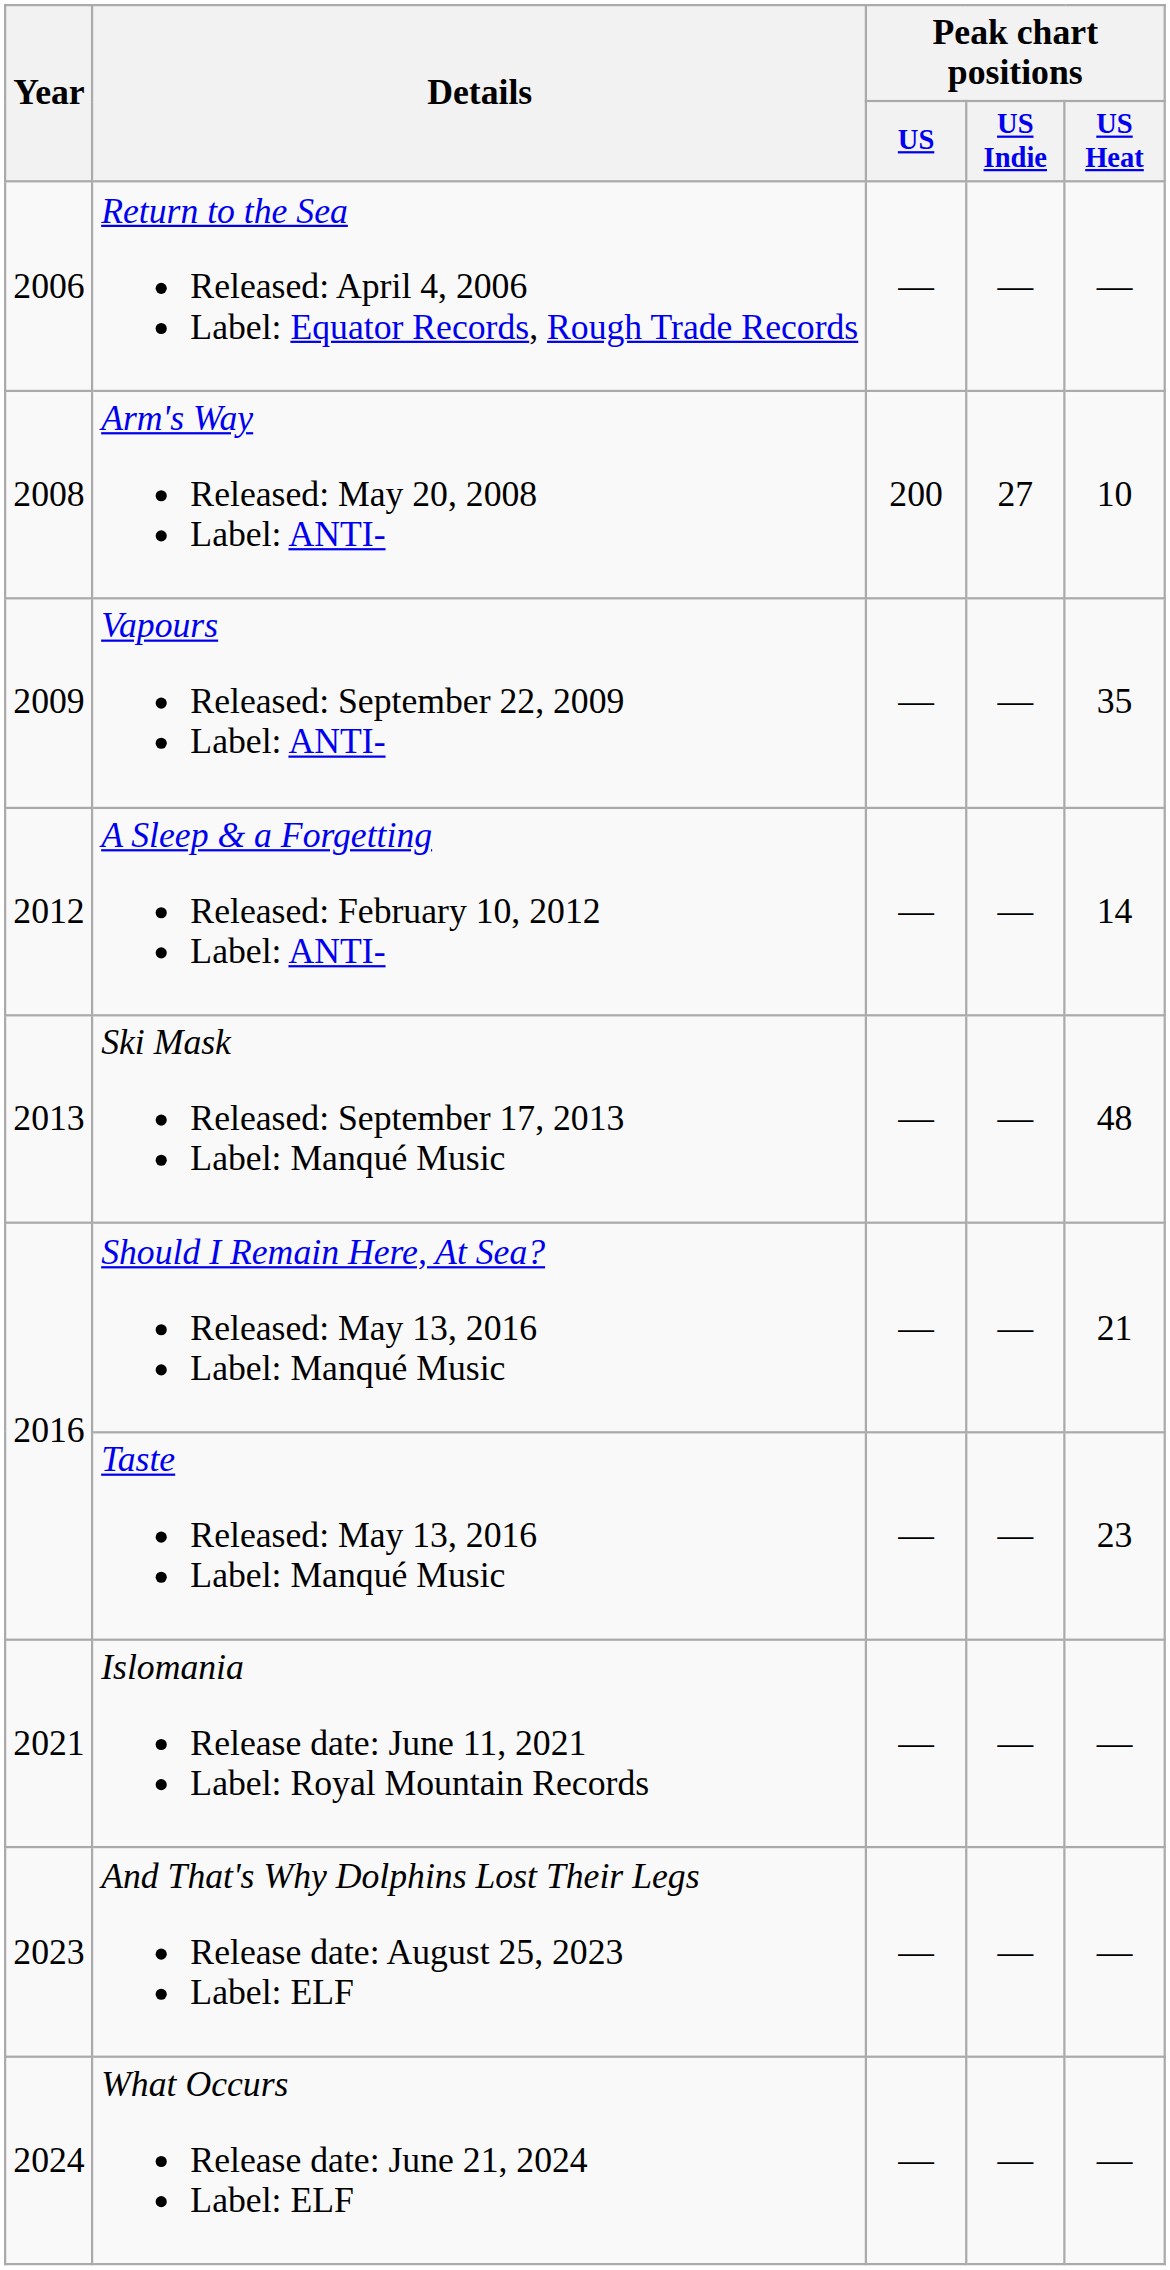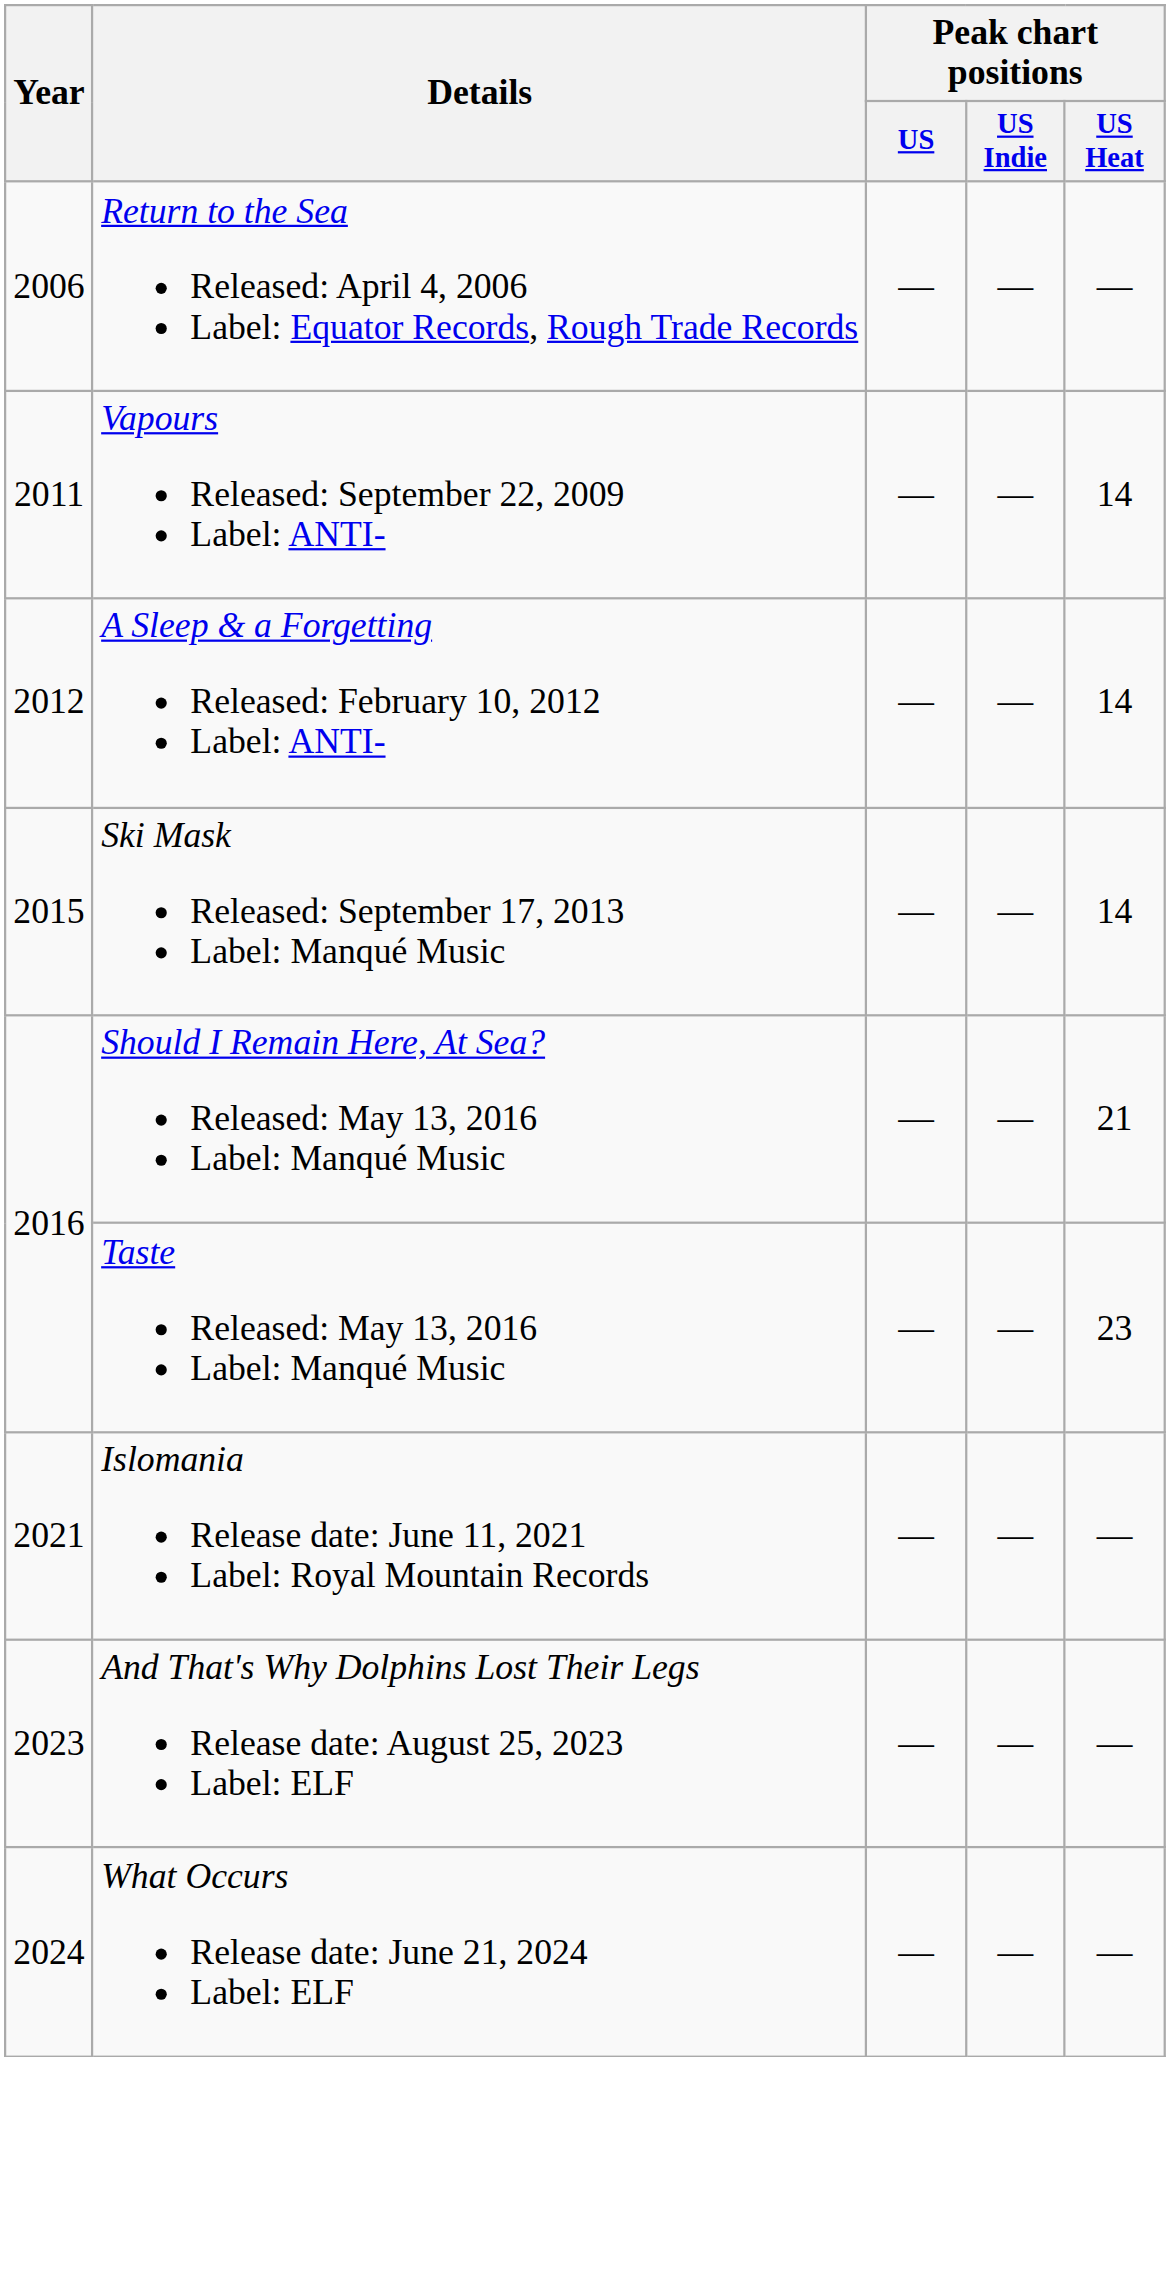- row: (480, 477)
(49, 702) 2009 -> (49, 494) 2011
(1114, 702) 35 -> (1114, 494) 14
(49, 1118) 2013 -> (49, 910) 2015
(1114, 1118) 48 -> (1114, 910) 14
